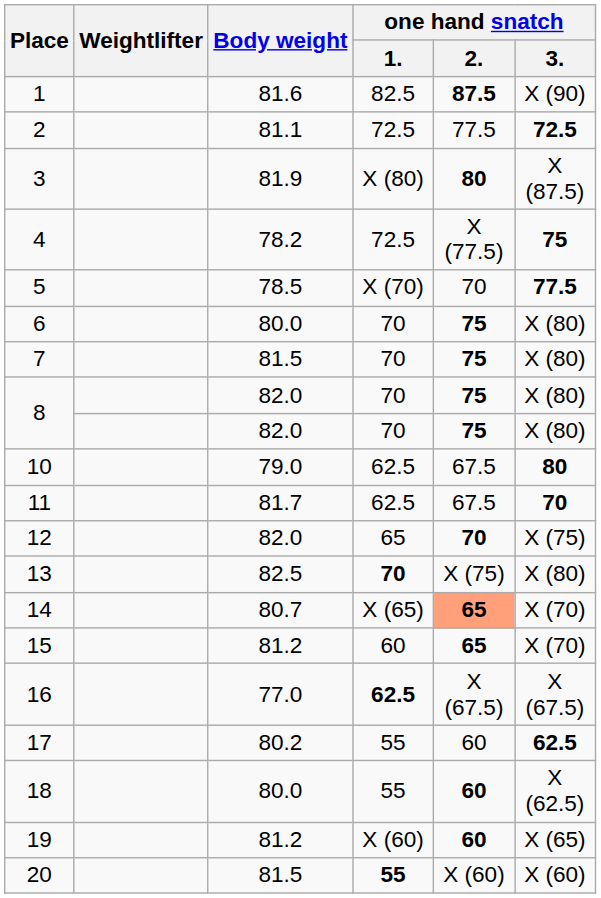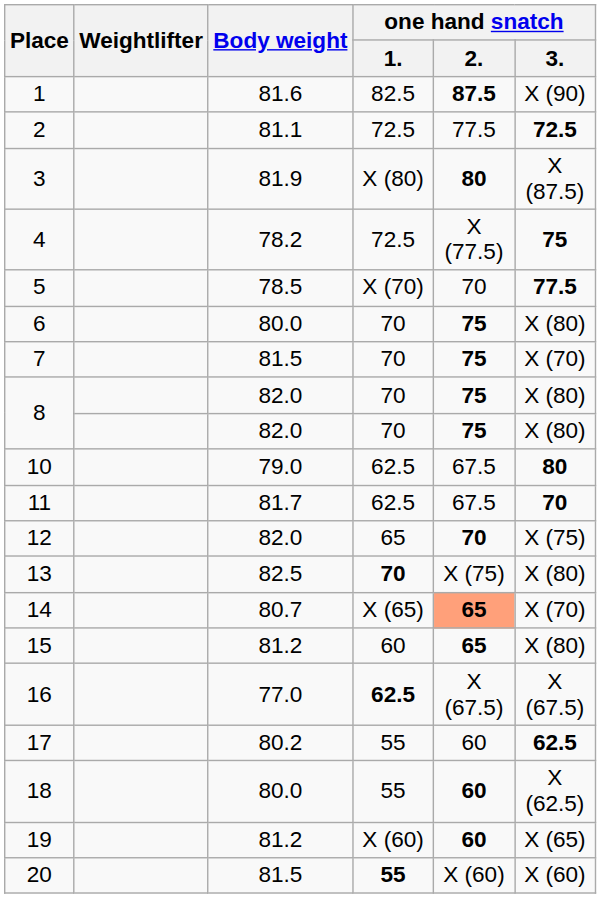(555, 359) X (80) -> (555, 359) X (70)
(555, 645) X (70) -> (555, 645) X (80)
